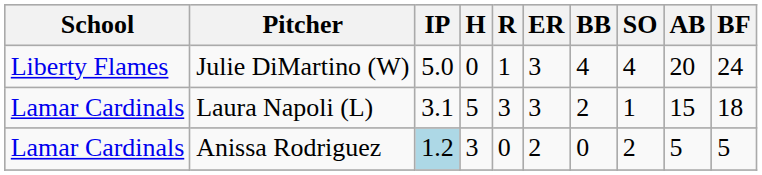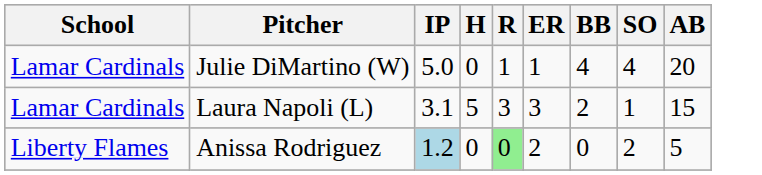- column: (734, 25)
(90, 66) Liberty Flames -> (98, 66) Lamar Cardinals
(535, 66) 3 -> (535, 66) 1
(98, 148) Lamar Cardinals -> (90, 148) Liberty Flames
(472, 148) 3 -> (472, 148) 0
(504, 148) no background -> (504, 148) lightgreen background
